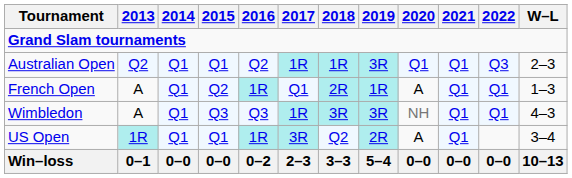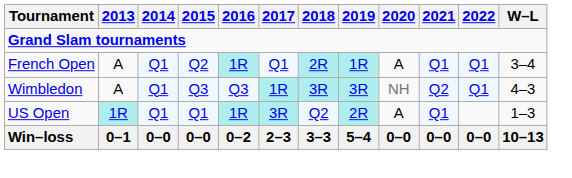- row: (61, 64)
(543, 88) 1–3 -> (523, 64) 3–4
(459, 112) Q1 -> (439, 88) Q2
(543, 137) 3–4 -> (523, 112) 1–3
